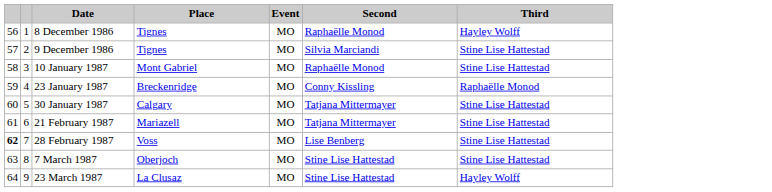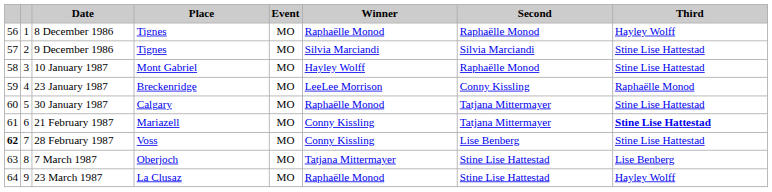+ column: (380, 13)
(505, 122) normal -> (663, 122) bold
(505, 159) Stine Lise Hattestad -> (645, 159) Lise Benberg
